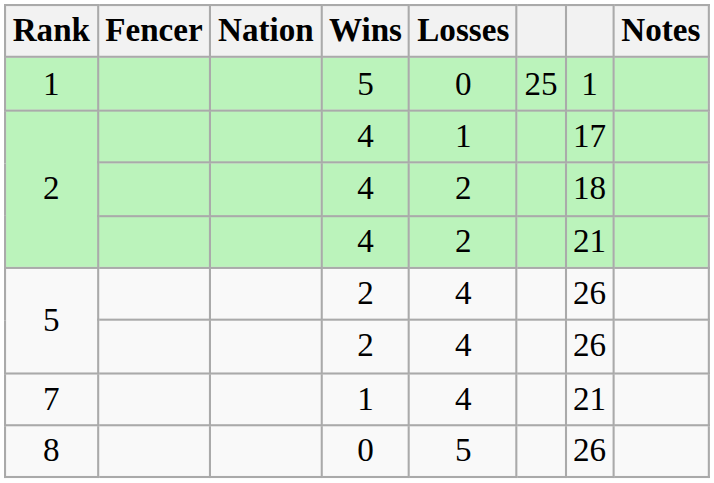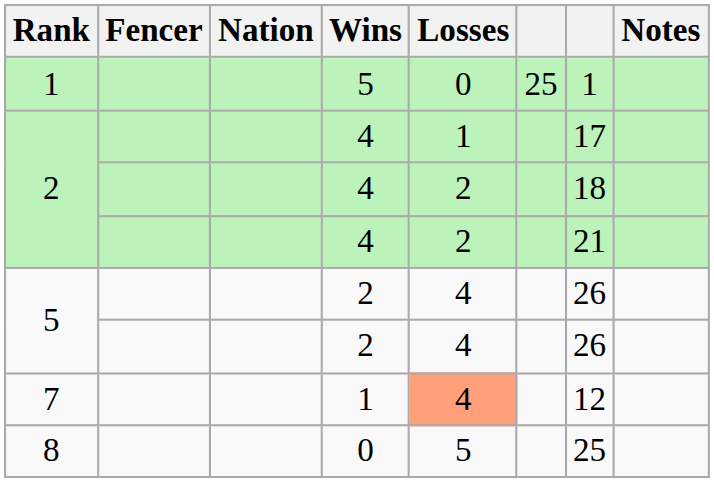(463, 398) no background -> (463, 398) lightsalmon background
(589, 398) 21 -> (589, 398) 12
(589, 450) 26 -> (589, 450) 25
